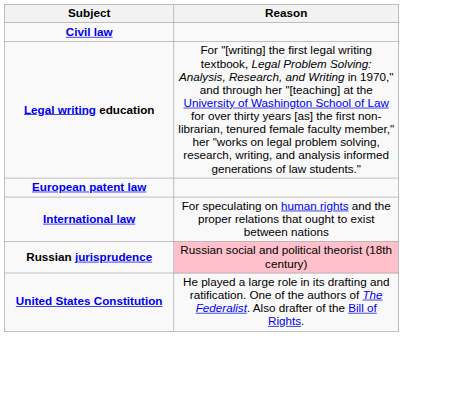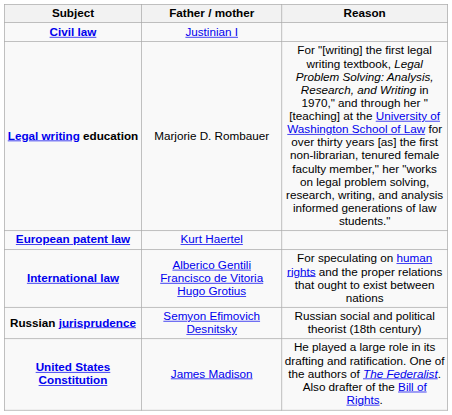+ column: (212, 13)
(286, 257) pink background -> (365, 323) no background
